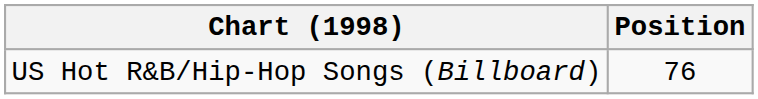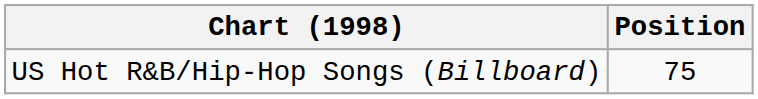(680, 72) 76 -> (680, 72) 75
